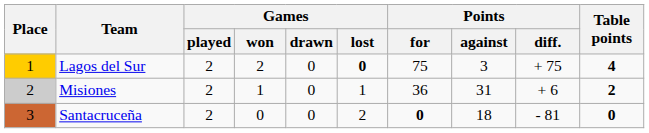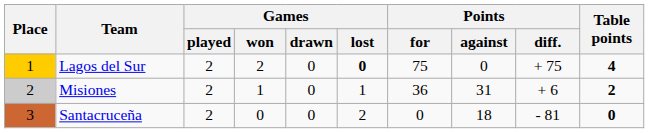(484, 66) 3 -> (484, 66) 0
(420, 115) bold -> (420, 115) normal
